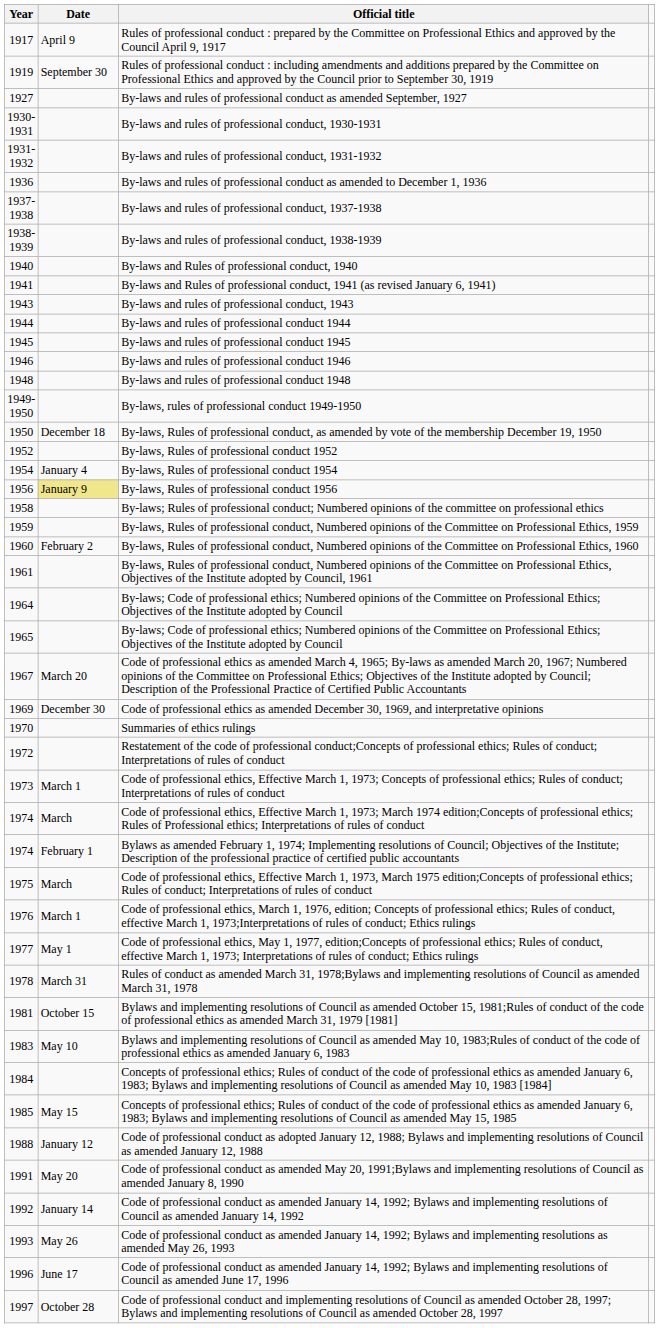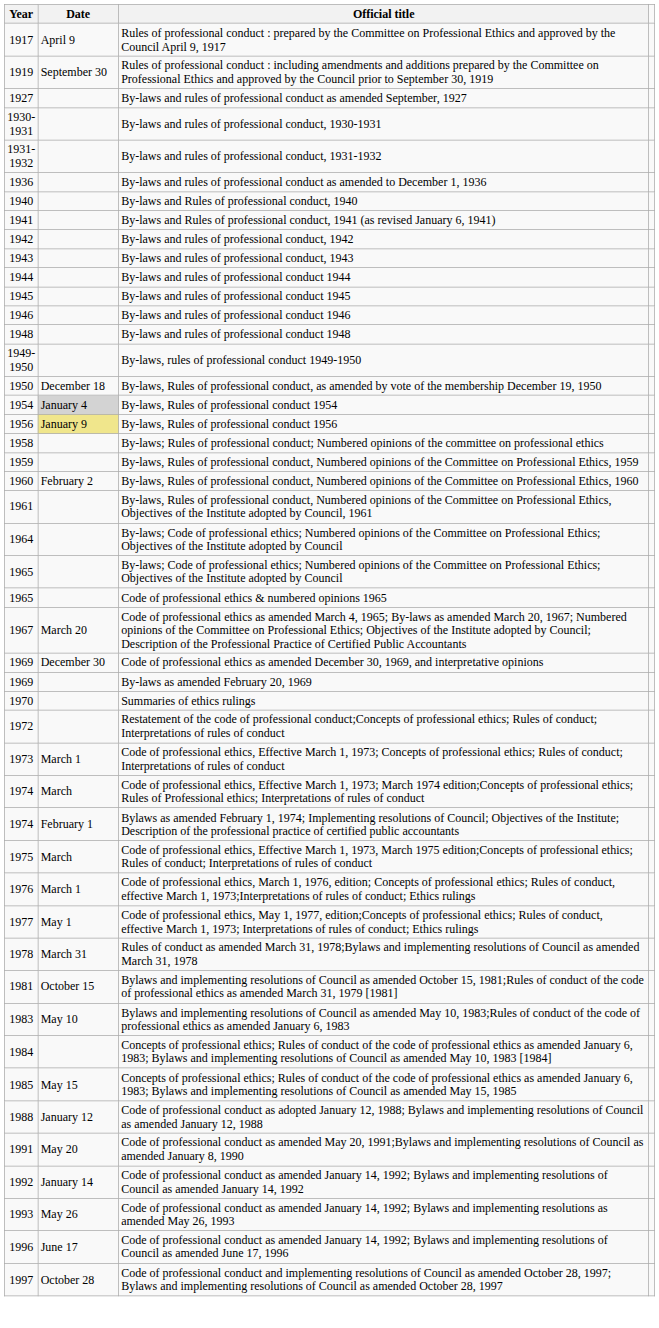- row: (21, 207)
- row: (21, 240)
+ row: (21, 239)
- row: (21, 451)
(64, 470) no background -> (64, 405) lightgrey background
+ row: (21, 597)
+ row: (21, 681)
